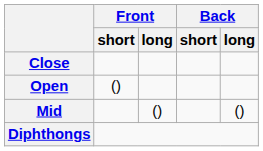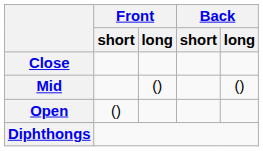rows swapped: (49, 110) <-> (49, 87)
